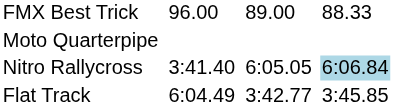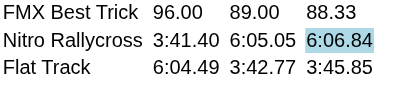- row: (81, 40)
